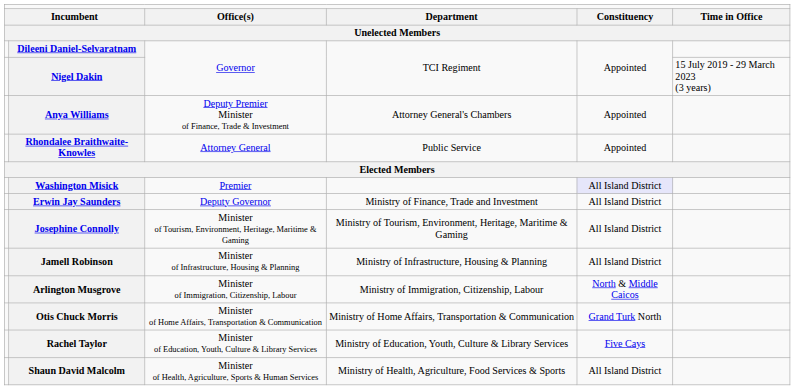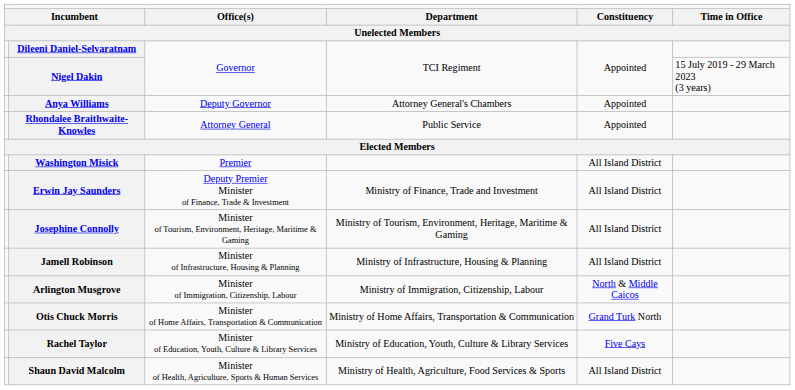(235, 115) Deputy Premier Minister of Finance, Trade & Investment -> (235, 103) Deputy Governor
(625, 185) lavender background -> (625, 163) no background
(235, 201) Deputy Governor -> (235, 190) Deputy Premier Minister of Finance, Trade & Investment
